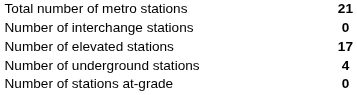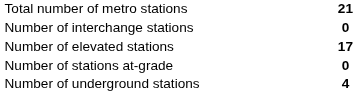rows swapped: (102, 65) <-> (89, 84)
